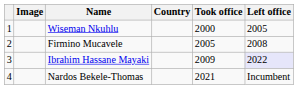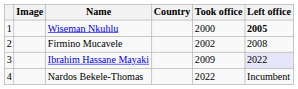(257, 28) normal -> (257, 28) bold
(205, 44) 2005 -> (205, 44) 2002
(205, 76) 2021 -> (205, 76) 2022
